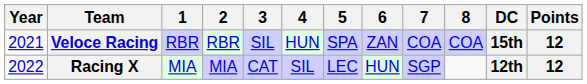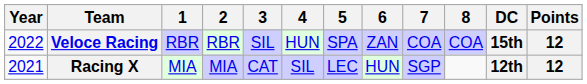(26, 42) 2021 -> (26, 42) 2022
(26, 68) 2022 -> (26, 68) 2021
